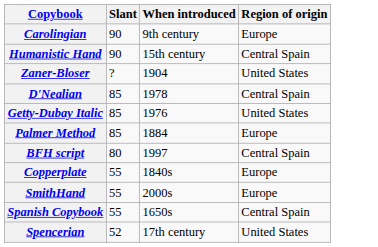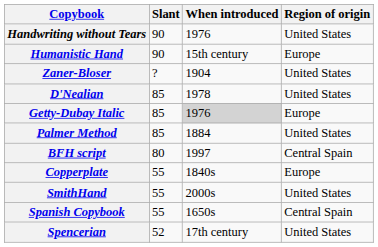+ row: (77, 34)
- row: (55, 34)
(276, 53) Central Spain -> (302, 53) Europe
(276, 93) Central Spain -> (318, 93) United States
(155, 113) no background -> (198, 113) lightgrey background
(275, 113) United States -> (302, 113) Europe
(259, 133) Europe -> (318, 133) United States
(259, 192) Europe -> (318, 192) United States
